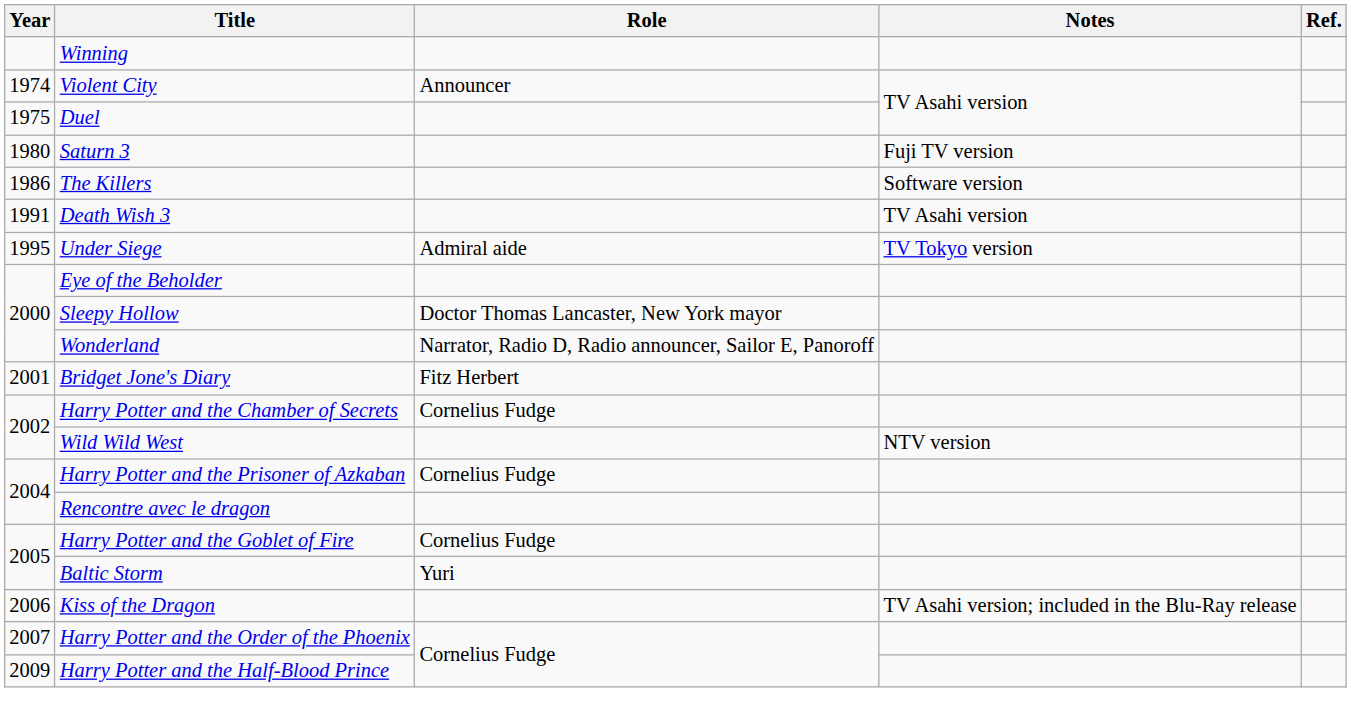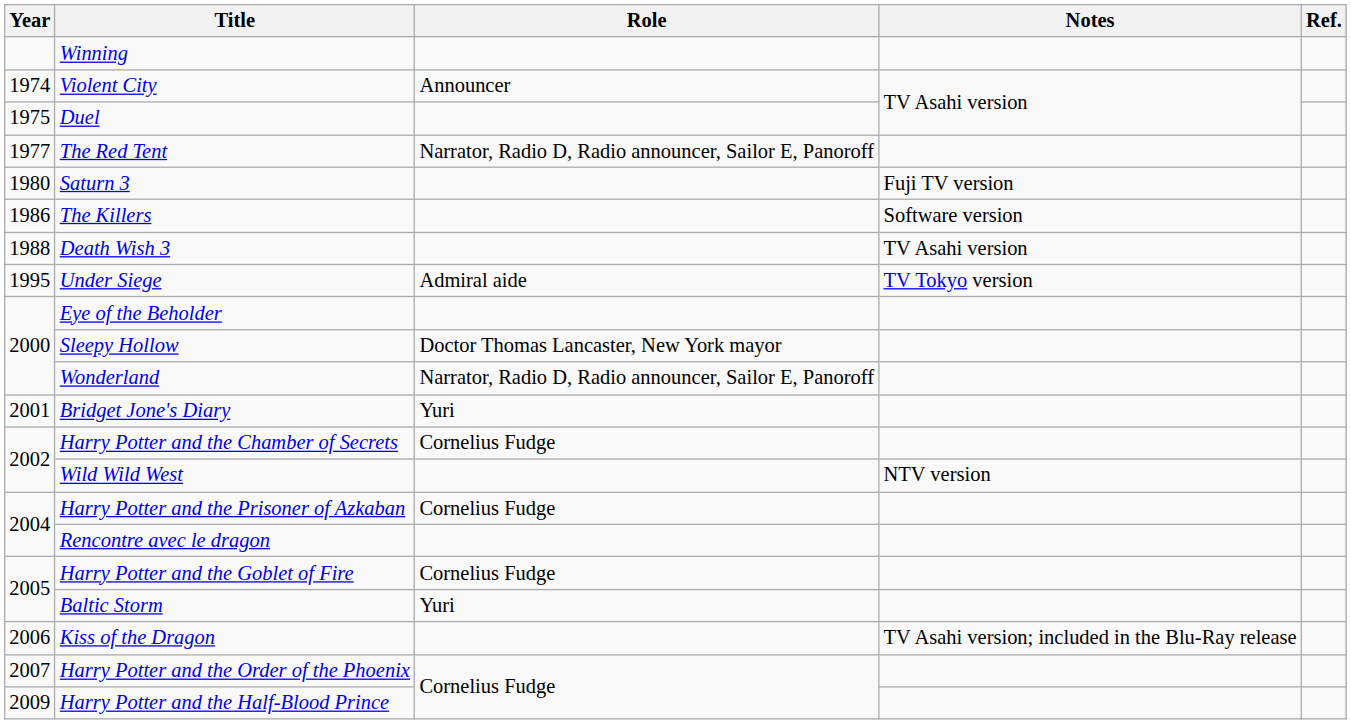+ row: (113, 150)
(30, 215) 1991 -> (30, 248) 1988
(469, 378) Fitz Herbert -> (437, 410) Yuri
